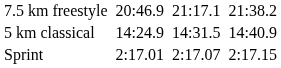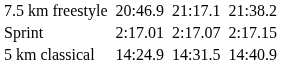rows swapped: (49, 32) <-> (24, 54)
